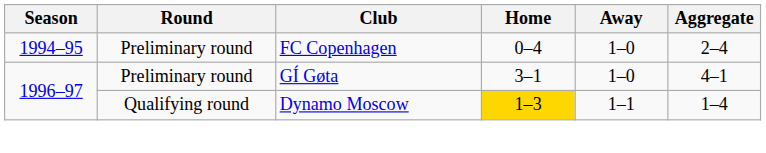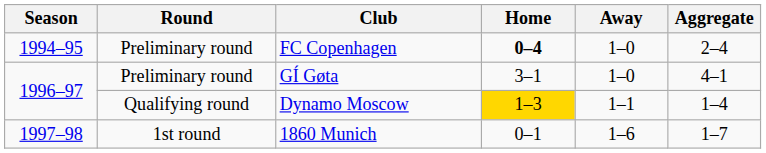(528, 47) normal -> (528, 47) bold
+ row: (328, 133)
